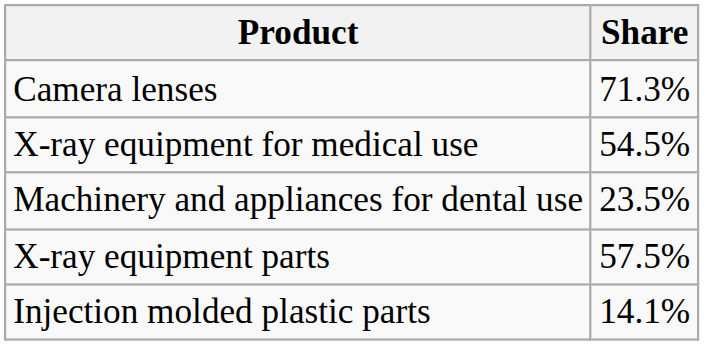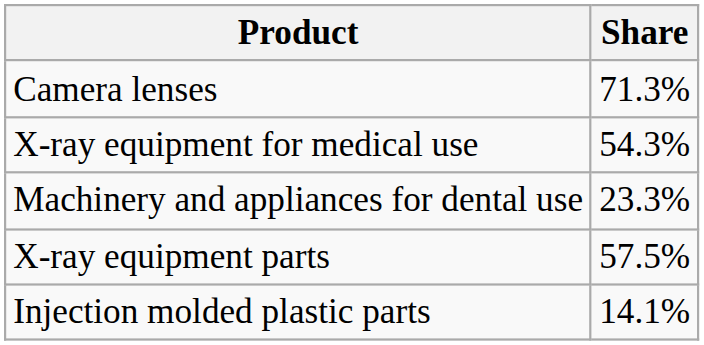(645, 144) 54.5% -> (645, 144) 54.3%
(645, 199) 23.5% -> (645, 199) 23.3%
